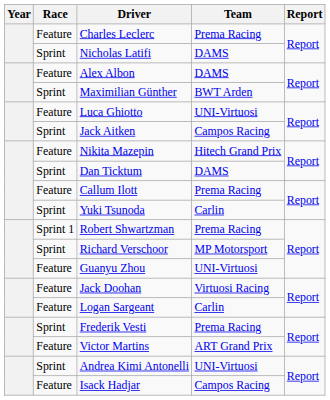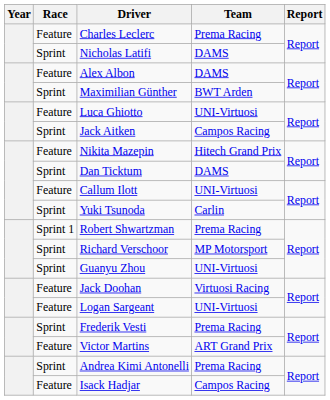(228, 190) Prema Racing -> (226, 190) UNI-Virtuosi
(54, 268) Feature -> (51, 268) Sprint
(209, 307) Carlin -> (226, 307) UNI-Virtuosi
(226, 366) UNI-Virtuosi -> (228, 366) Prema Racing
